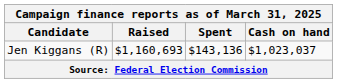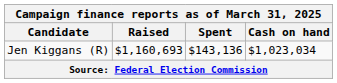(282, 51) $1,023,037 -> (282, 51) $1,023,034
